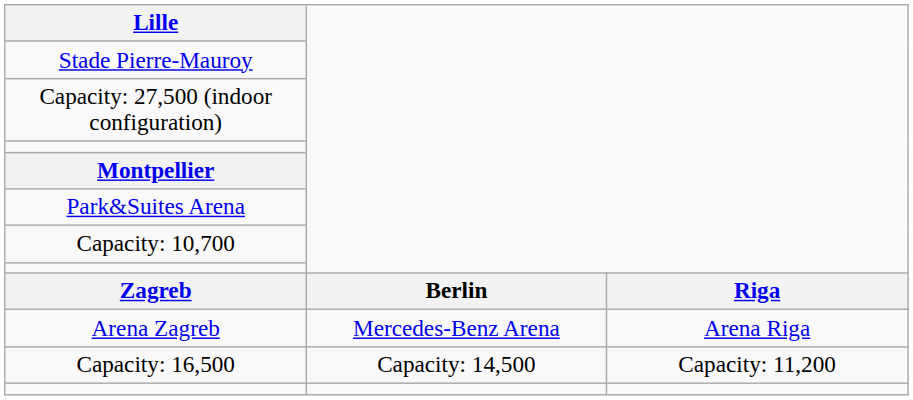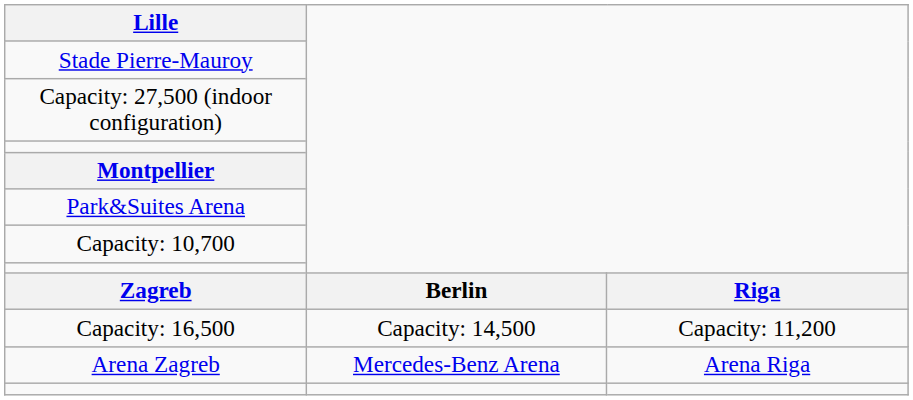rows swapped: (156, 327) <-> (156, 364)
